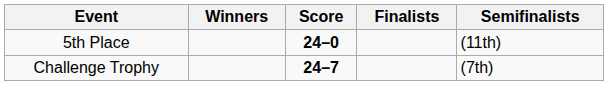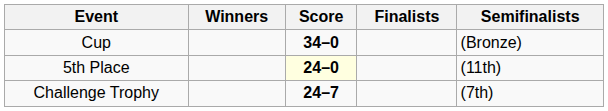+ row: (96, 42)
(321, 42) no background -> (321, 67) lightyellow background
